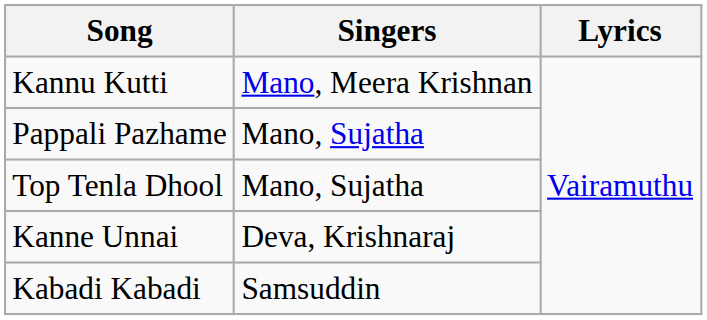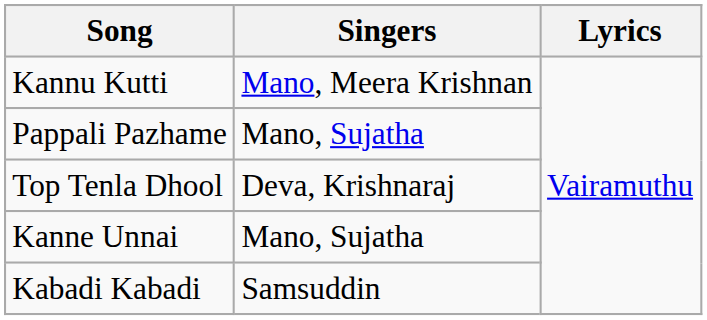(333, 185) Mano, Sujatha -> (348, 185) Deva, Krishnaraj
(348, 237) Deva, Krishnaraj -> (333, 237) Mano, Sujatha
